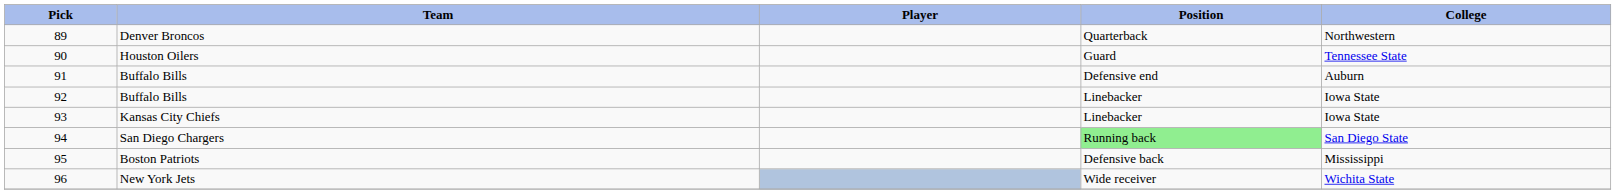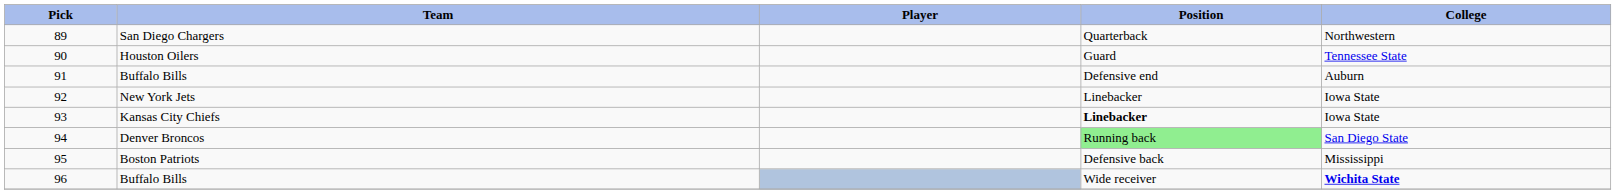(162, 35) Denver Broncos -> (172, 35) San Diego Chargers
(153, 96) Buffalo Bills -> (157, 96) New York Jets
(1113, 117) normal -> (1115, 117) bold
(172, 138) San Diego Chargers -> (162, 138) Denver Broncos
(157, 179) New York Jets -> (153, 179) Buffalo Bills
(1359, 179) normal -> (1362, 179) bold
